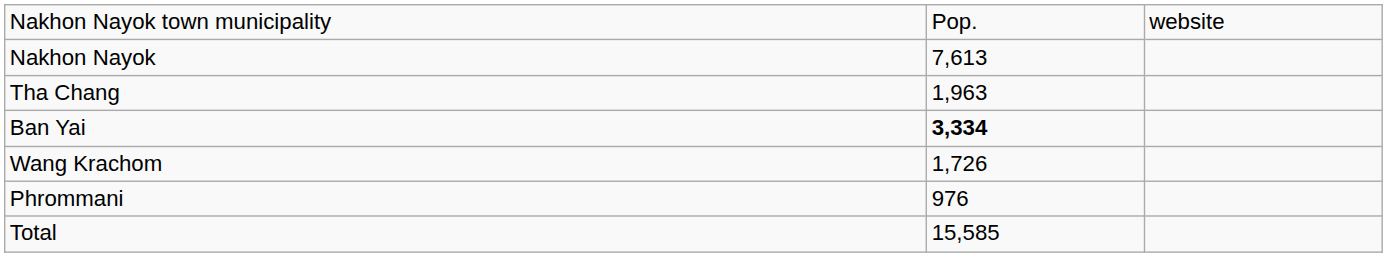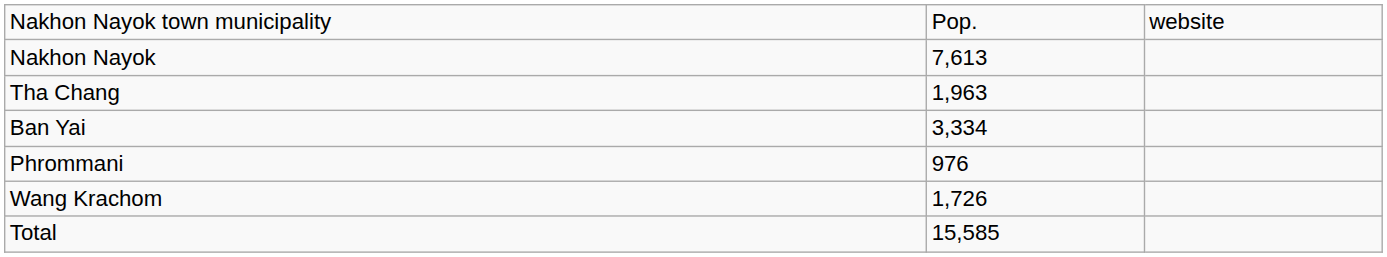(959, 127) bold -> (959, 127) normal
rows swapped: (86, 163) <-> (67, 198)
